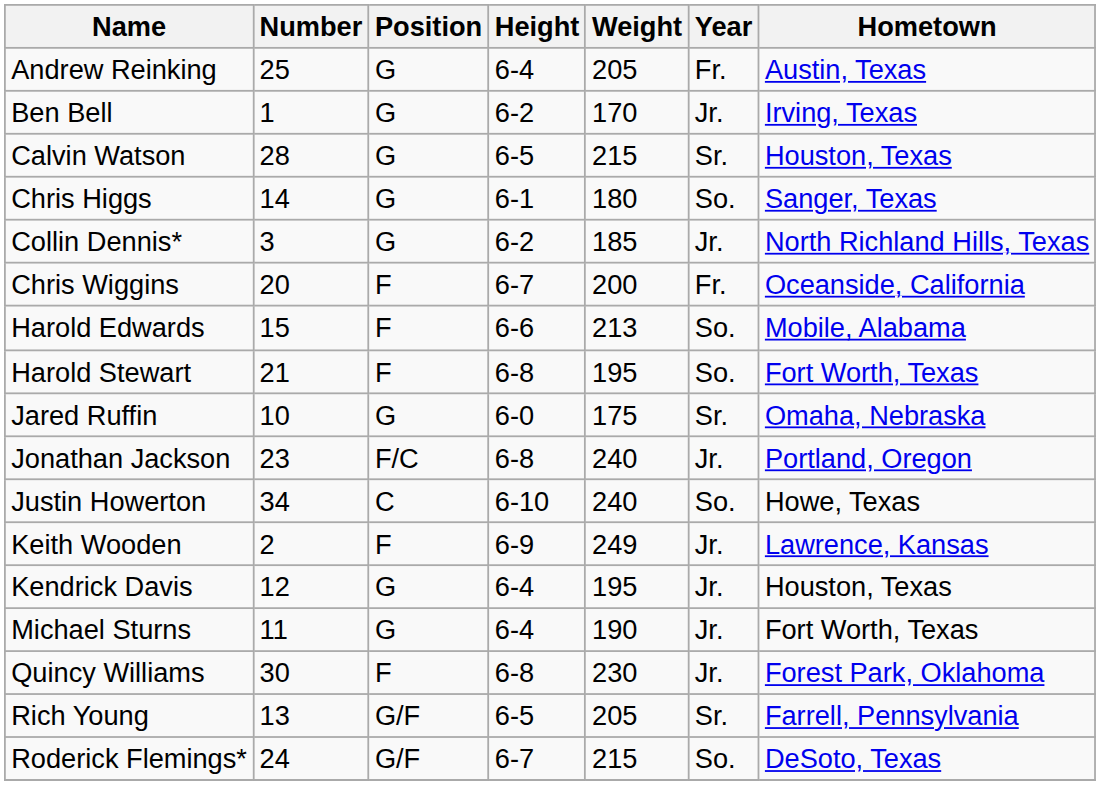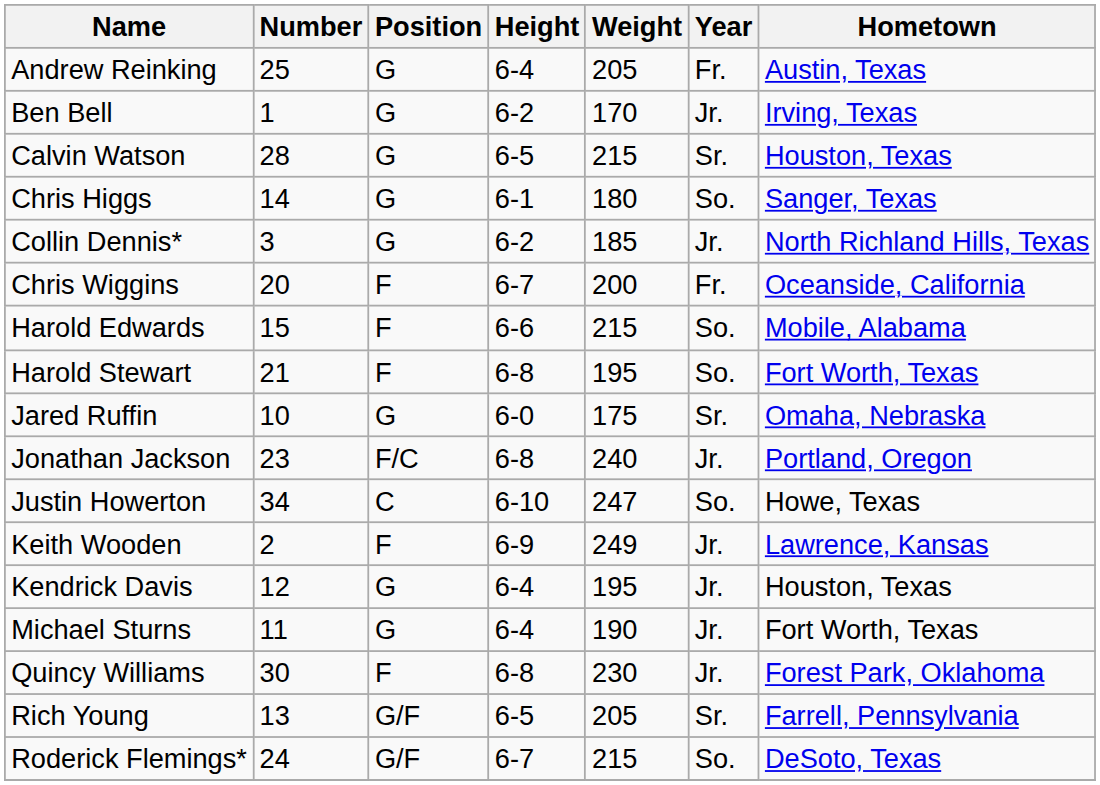(615, 328) 213 -> (615, 328) 215
(615, 500) 240 -> (615, 500) 247
